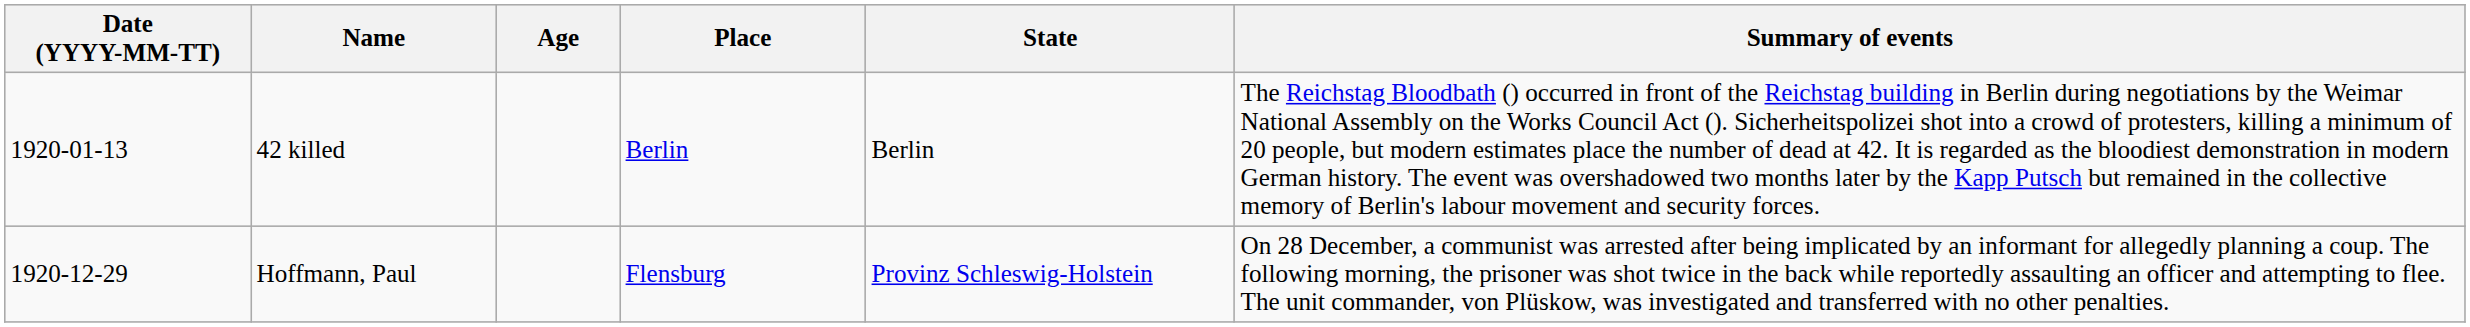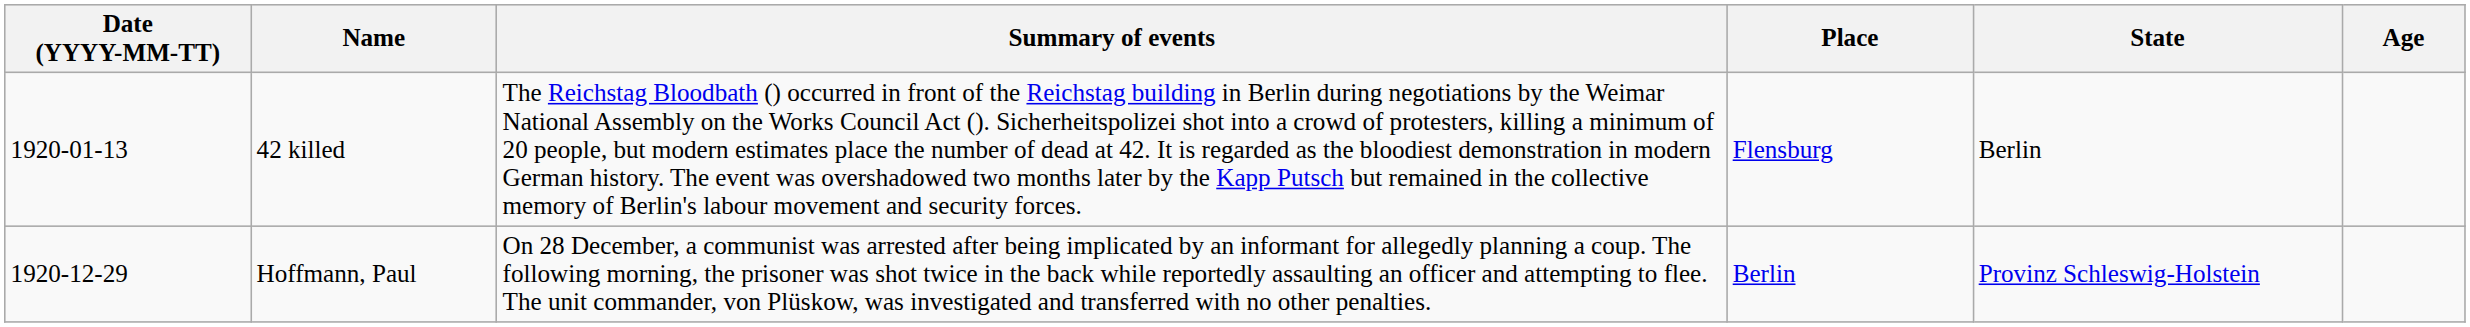columns swapped: (558, 38) <-> (1850, 38)
(657, 149) Berlin -> (1783, 149) Flensburg
(676, 273) Flensburg -> (1764, 273) Berlin
